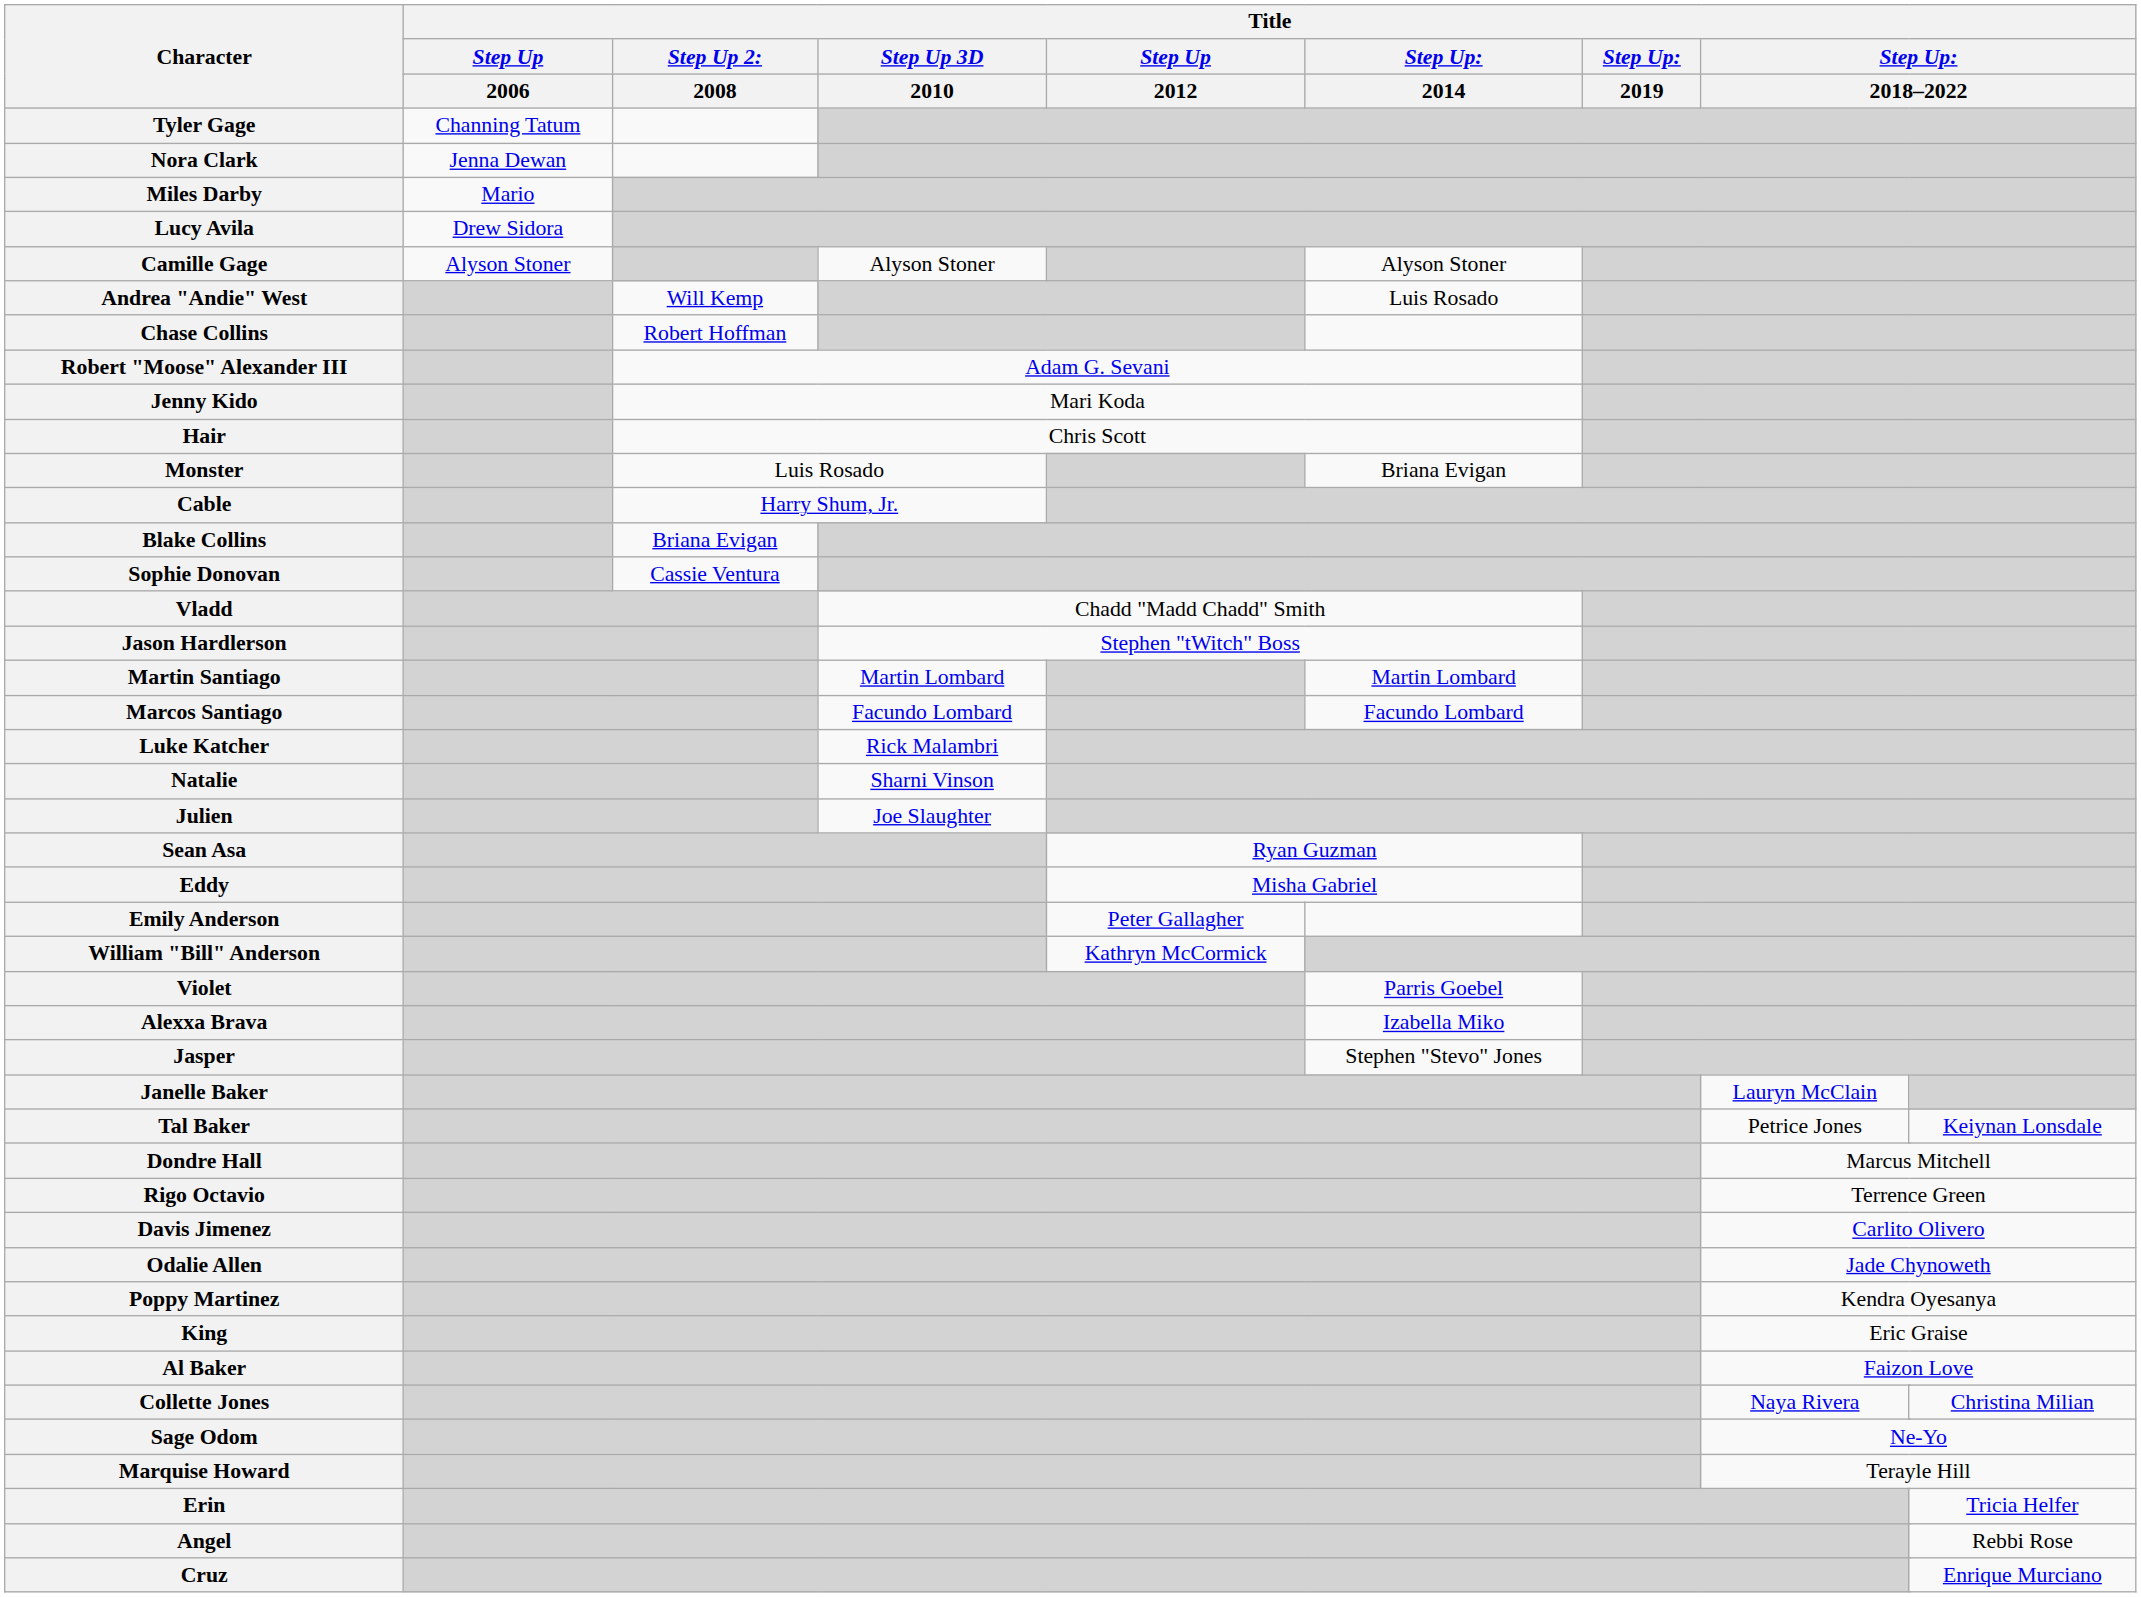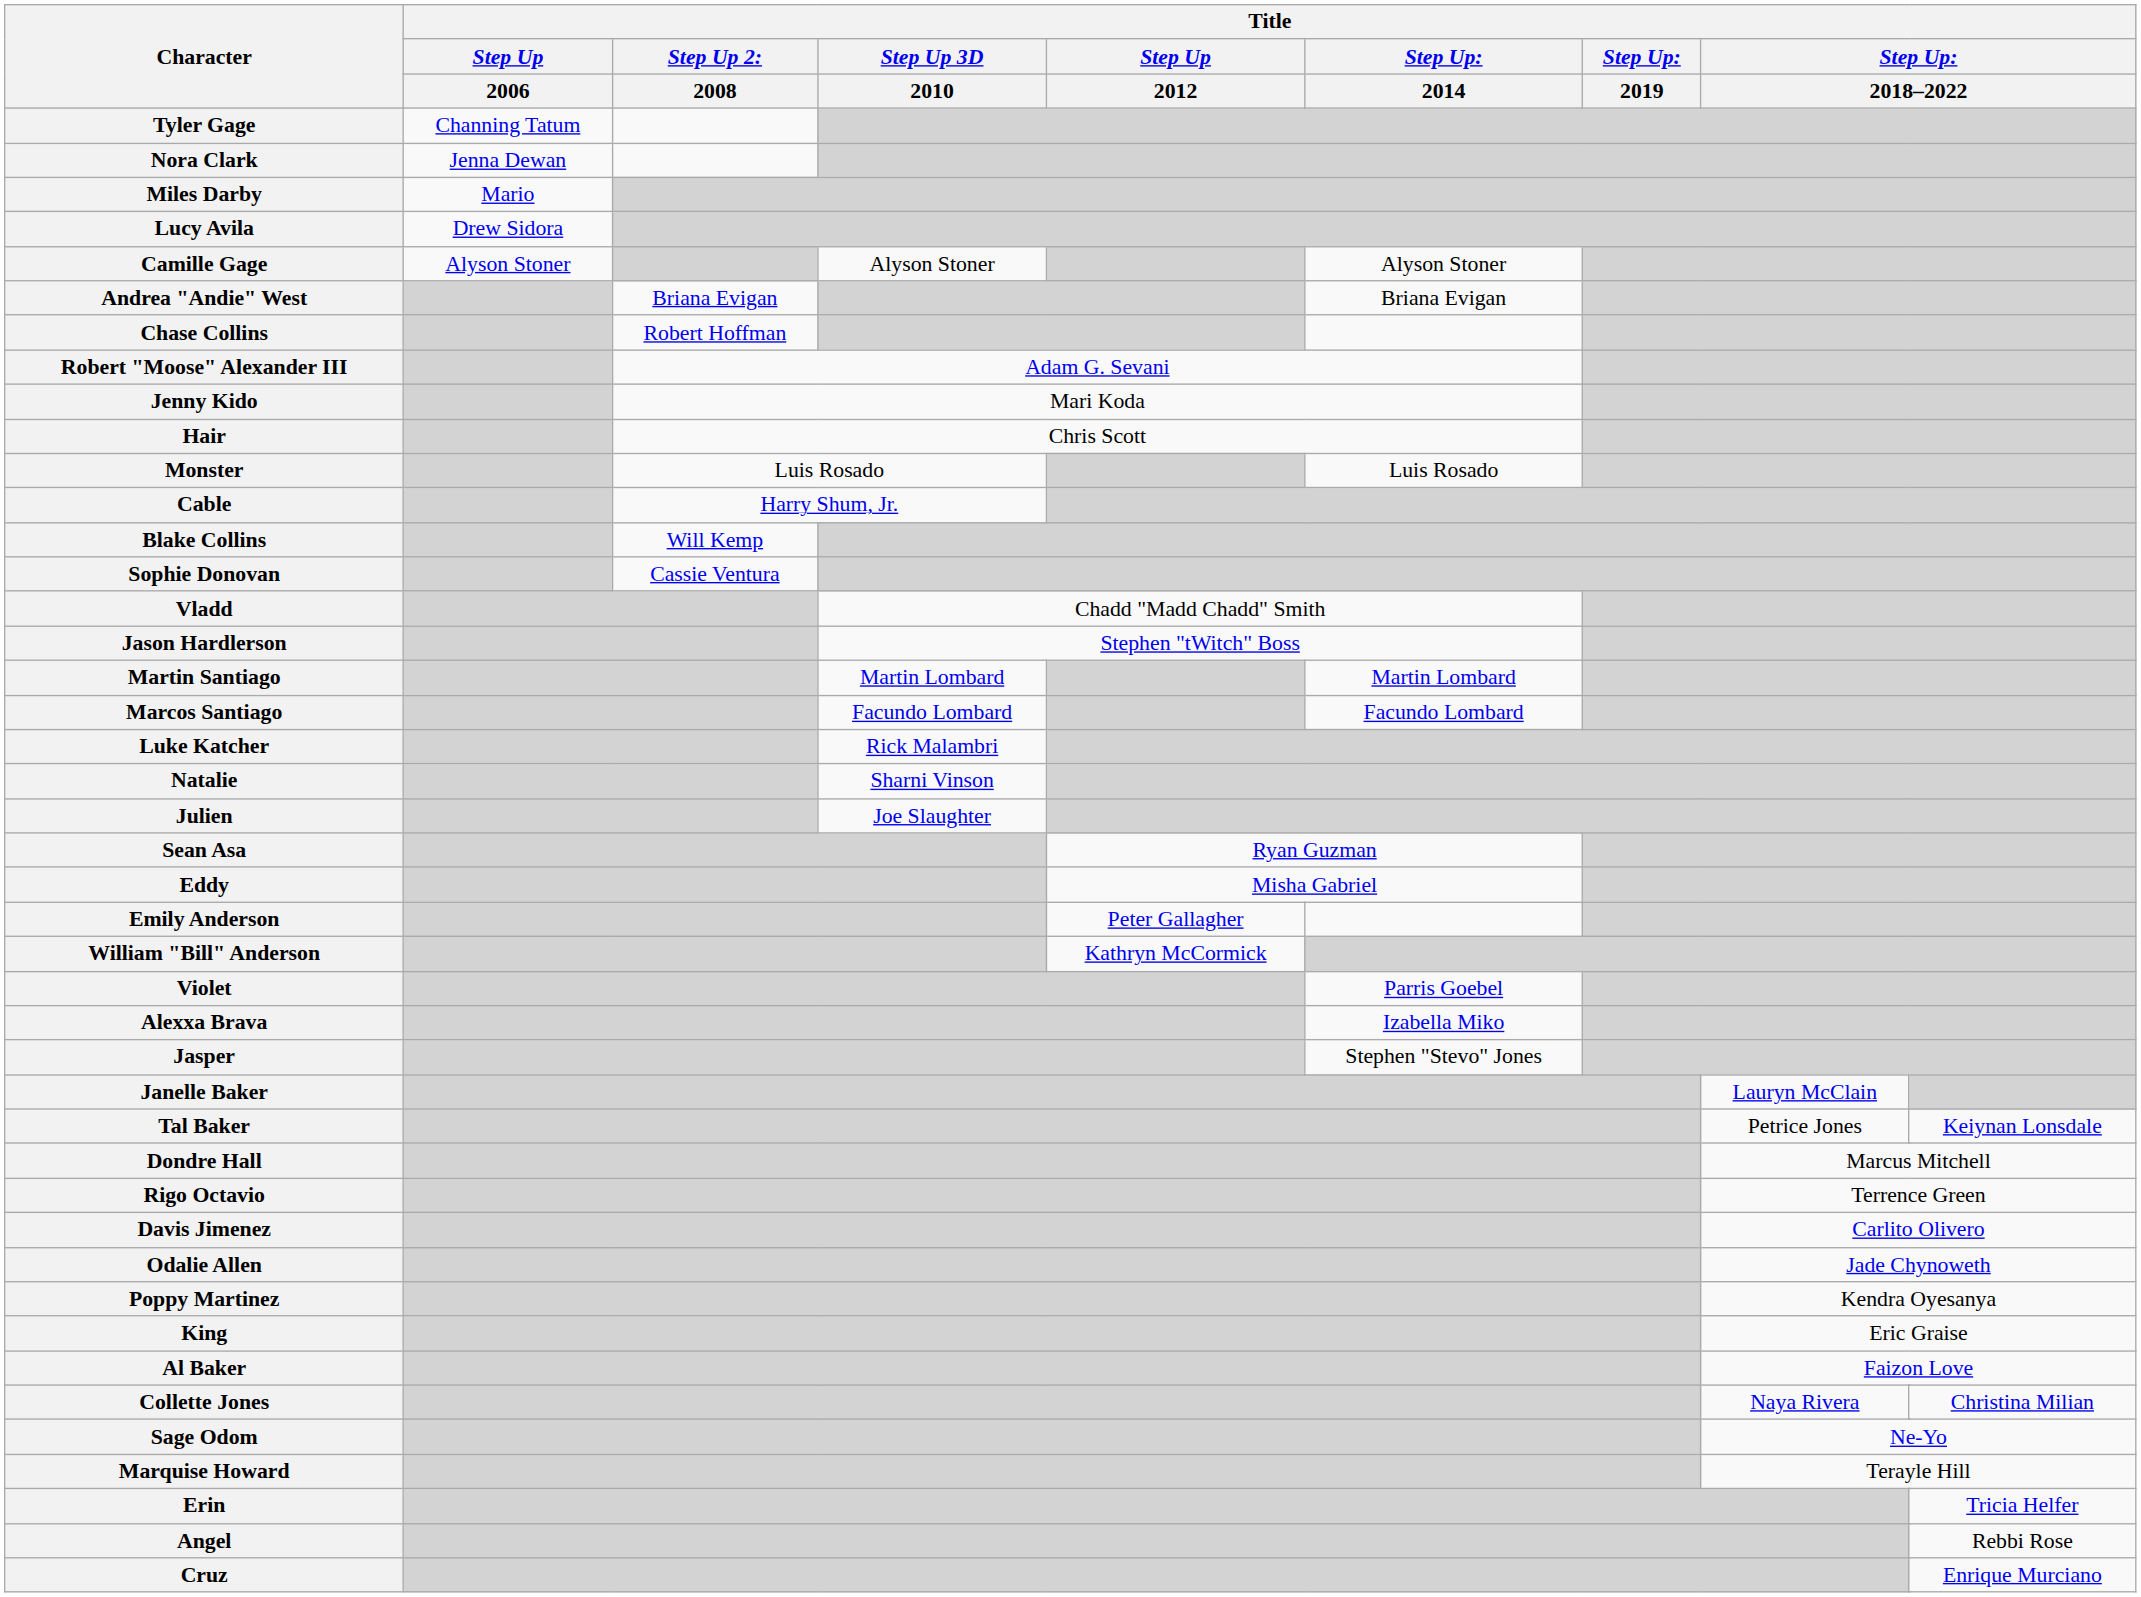(715, 297) Will Kemp -> (715, 297) Briana Evigan
(1444, 297) Luis Rosado -> (1444, 297) Briana Evigan
(1444, 470) Briana Evigan -> (1444, 470) Luis Rosado
(715, 539) Briana Evigan -> (715, 539) Will Kemp
